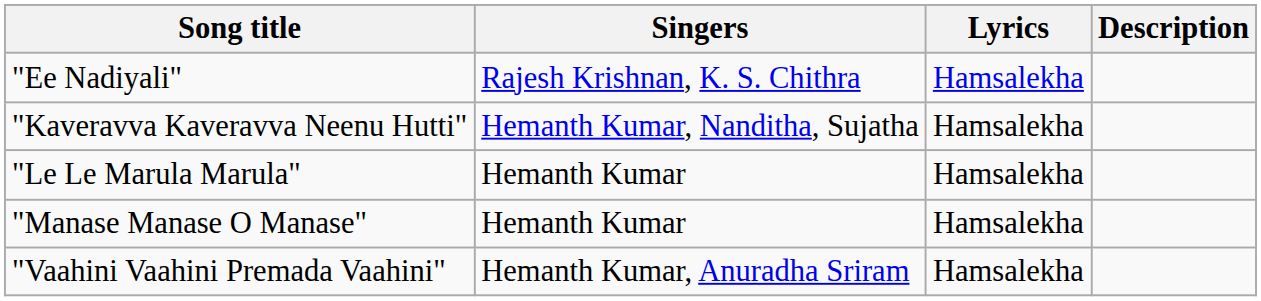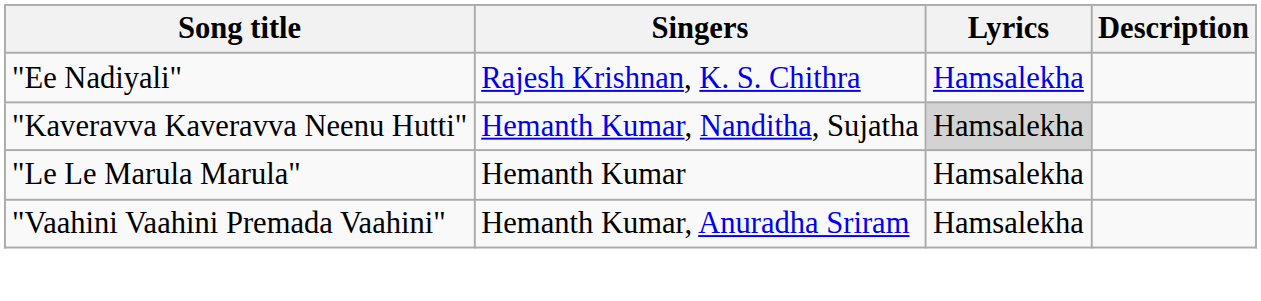(1008, 125) no background -> (1008, 125) lightgrey background
- row: (190, 222)
